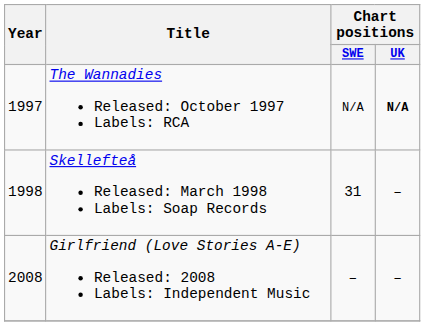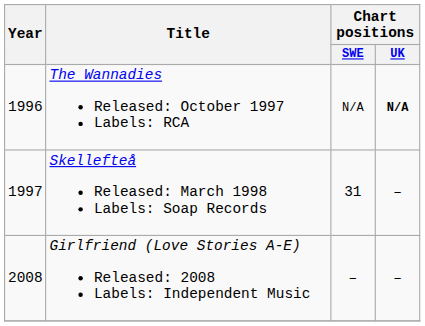(25, 107) 1997 -> (25, 107) 1996
(25, 192) 1998 -> (25, 192) 1997
